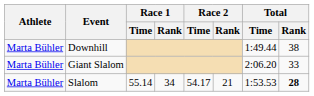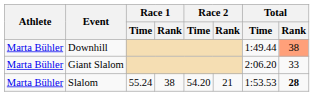(294, 48) no background -> (294, 48) lightsalmon background
(141, 82) 55.14 -> (141, 82) 55.24
(170, 82) 34 -> (170, 82) 38
(199, 82) 54.17 -> (199, 82) 54.20
